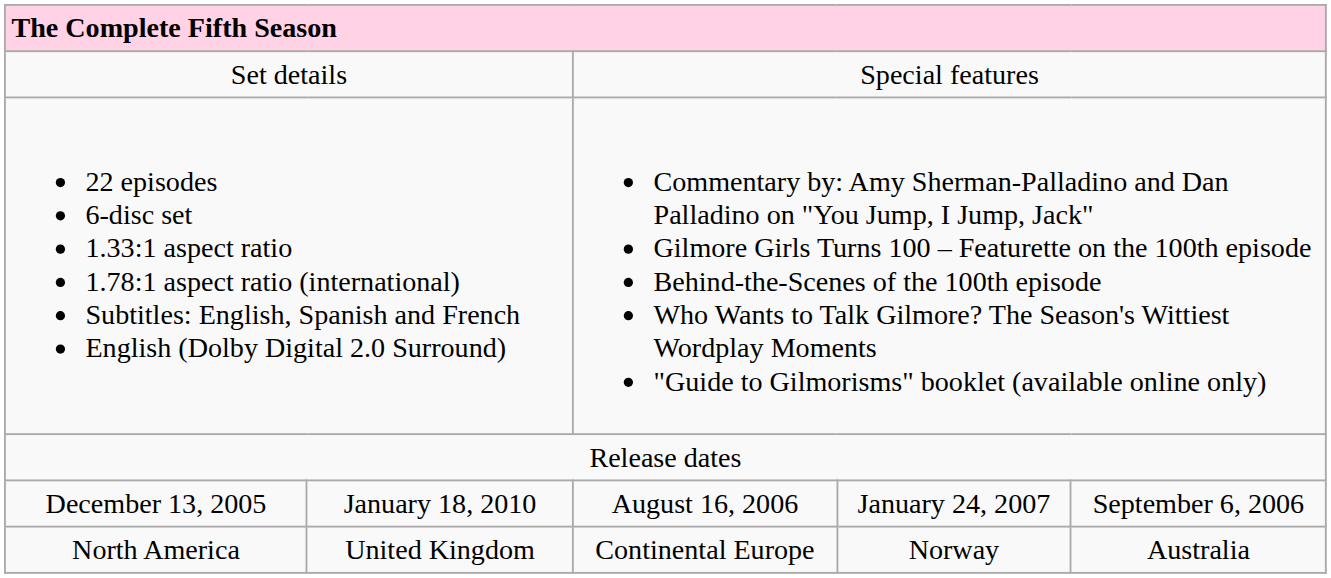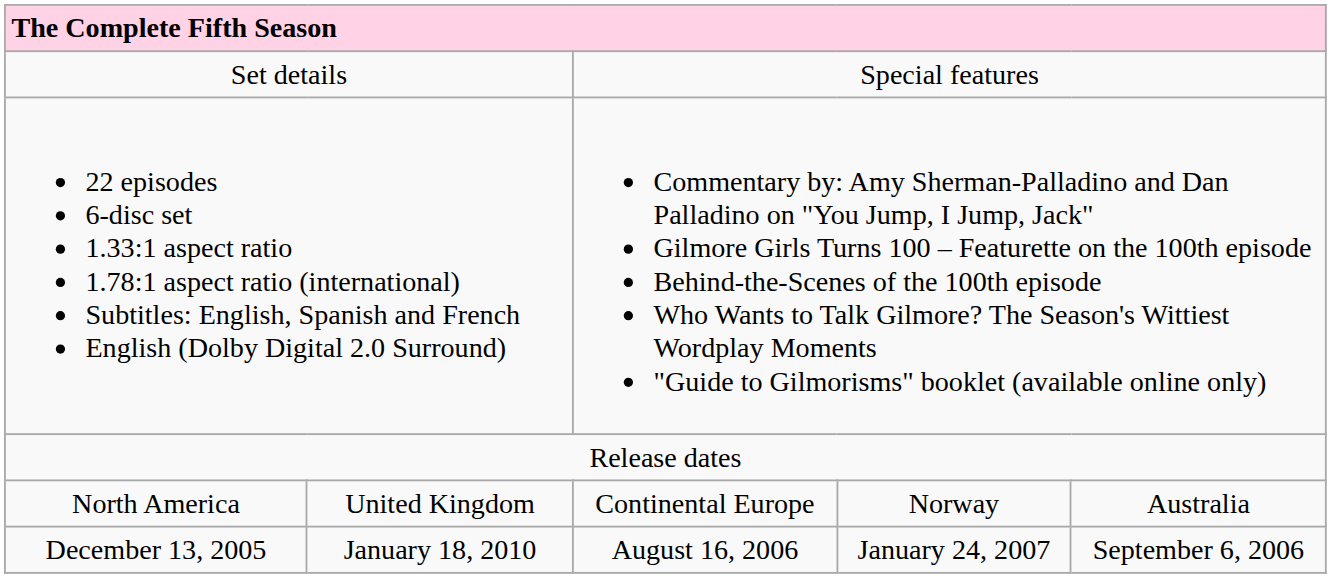rows swapped: (156, 548) <-> (156, 502)
